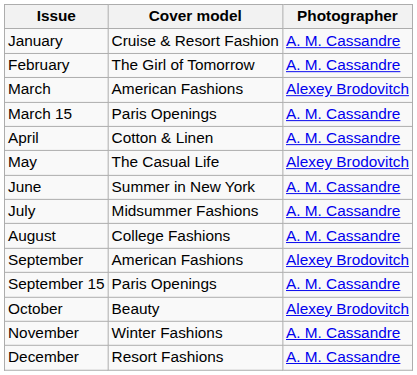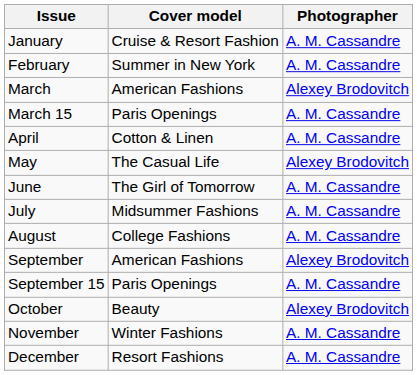(183, 65) The Girl of Tomorrow -> (183, 65) Summer in New York
(183, 187) Summer in New York -> (183, 187) The Girl of Tomorrow
